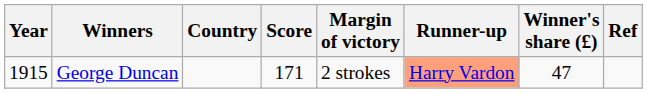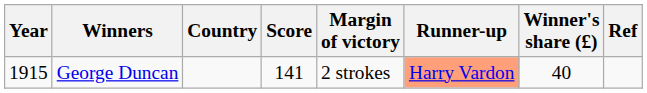(289, 72) 171 -> (289, 72) 141
(561, 72) 47 -> (561, 72) 40
